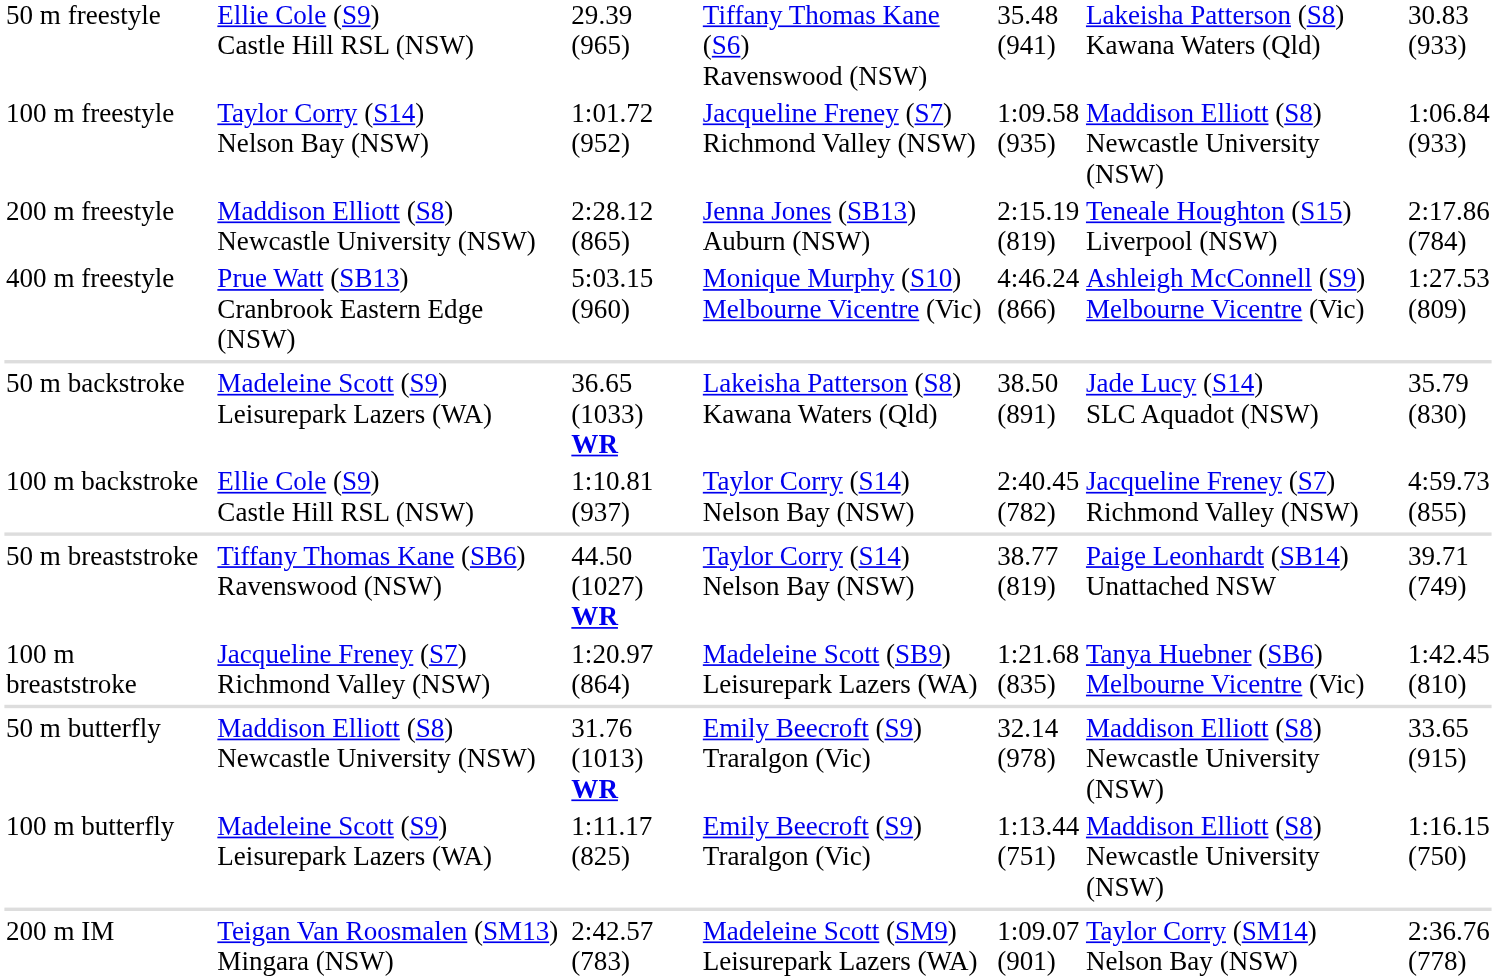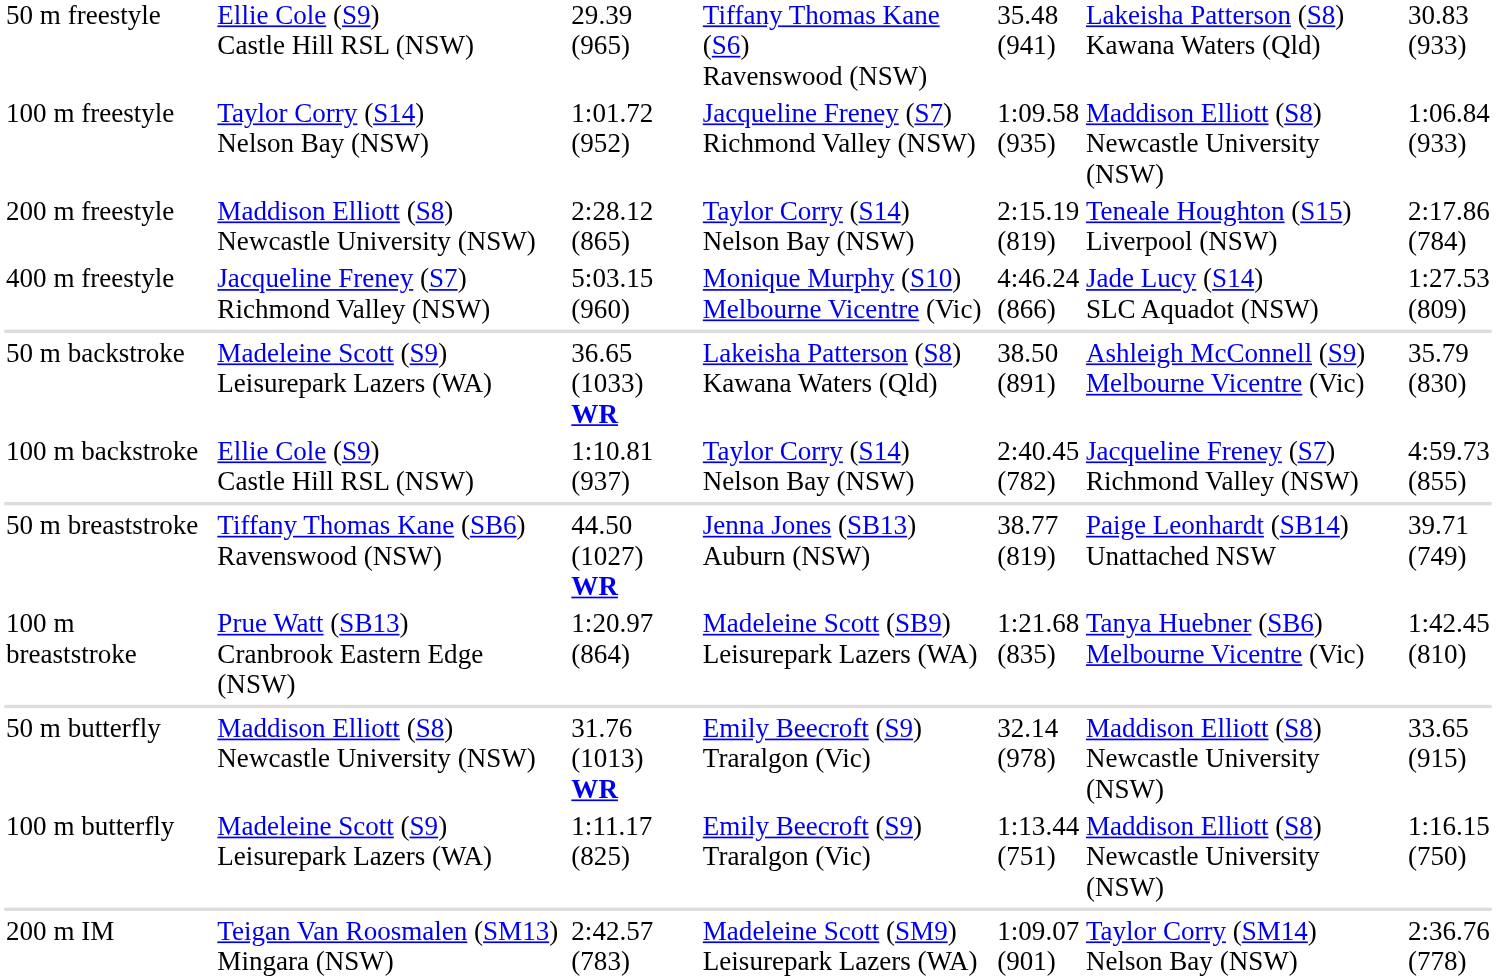(809, 226) Jenna Jones (SB13) Auburn (NSW) -> (809, 226) Taylor Corry (S14) Nelson Bay (NSW)
(350, 308) Prue Watt (SB13) Cranbrook Eastern Edge (NSW) -> (354, 293) Jacqueline Freney (S7) Richmond Valley (NSW)
(1226, 293) Ashleigh McConnell (S9) Melbourne Vicentre (Vic) -> (1202, 293) Jade Lucy (S14) SLC Aquadot (NSW)
(1202, 398) Jade Lucy (S14) SLC Aquadot (NSW) -> (1226, 368) Ashleigh McConnell (S9) Melbourne Vicentre (Vic)
(809, 570) Taylor Corry (S14) Nelson Bay (NSW) -> (809, 540) Jenna Jones (SB13) Auburn (NSW)
(354, 668) Jacqueline Freney (S7) Richmond Valley (NSW) -> (350, 653) Prue Watt (SB13) Cranbrook Eastern Edge (NSW)
